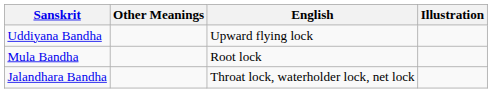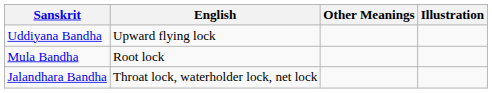columns swapped: (312, 14) <-> (159, 14)
